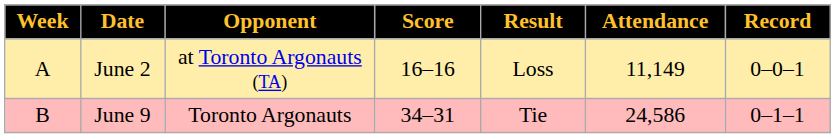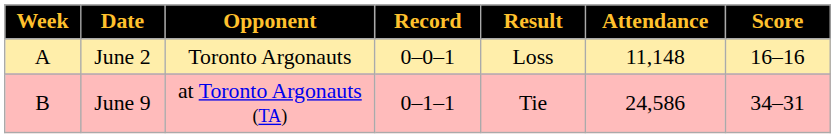columns swapped: (428, 21) <-> (778, 21)
(270, 68) at Toronto Argonauts (TA) -> (270, 56) Toronto Argonauts
(655, 68) 11,149 -> (655, 56) 11,148
(270, 115) Toronto Argonauts -> (270, 103) at Toronto Argonauts (TA)
